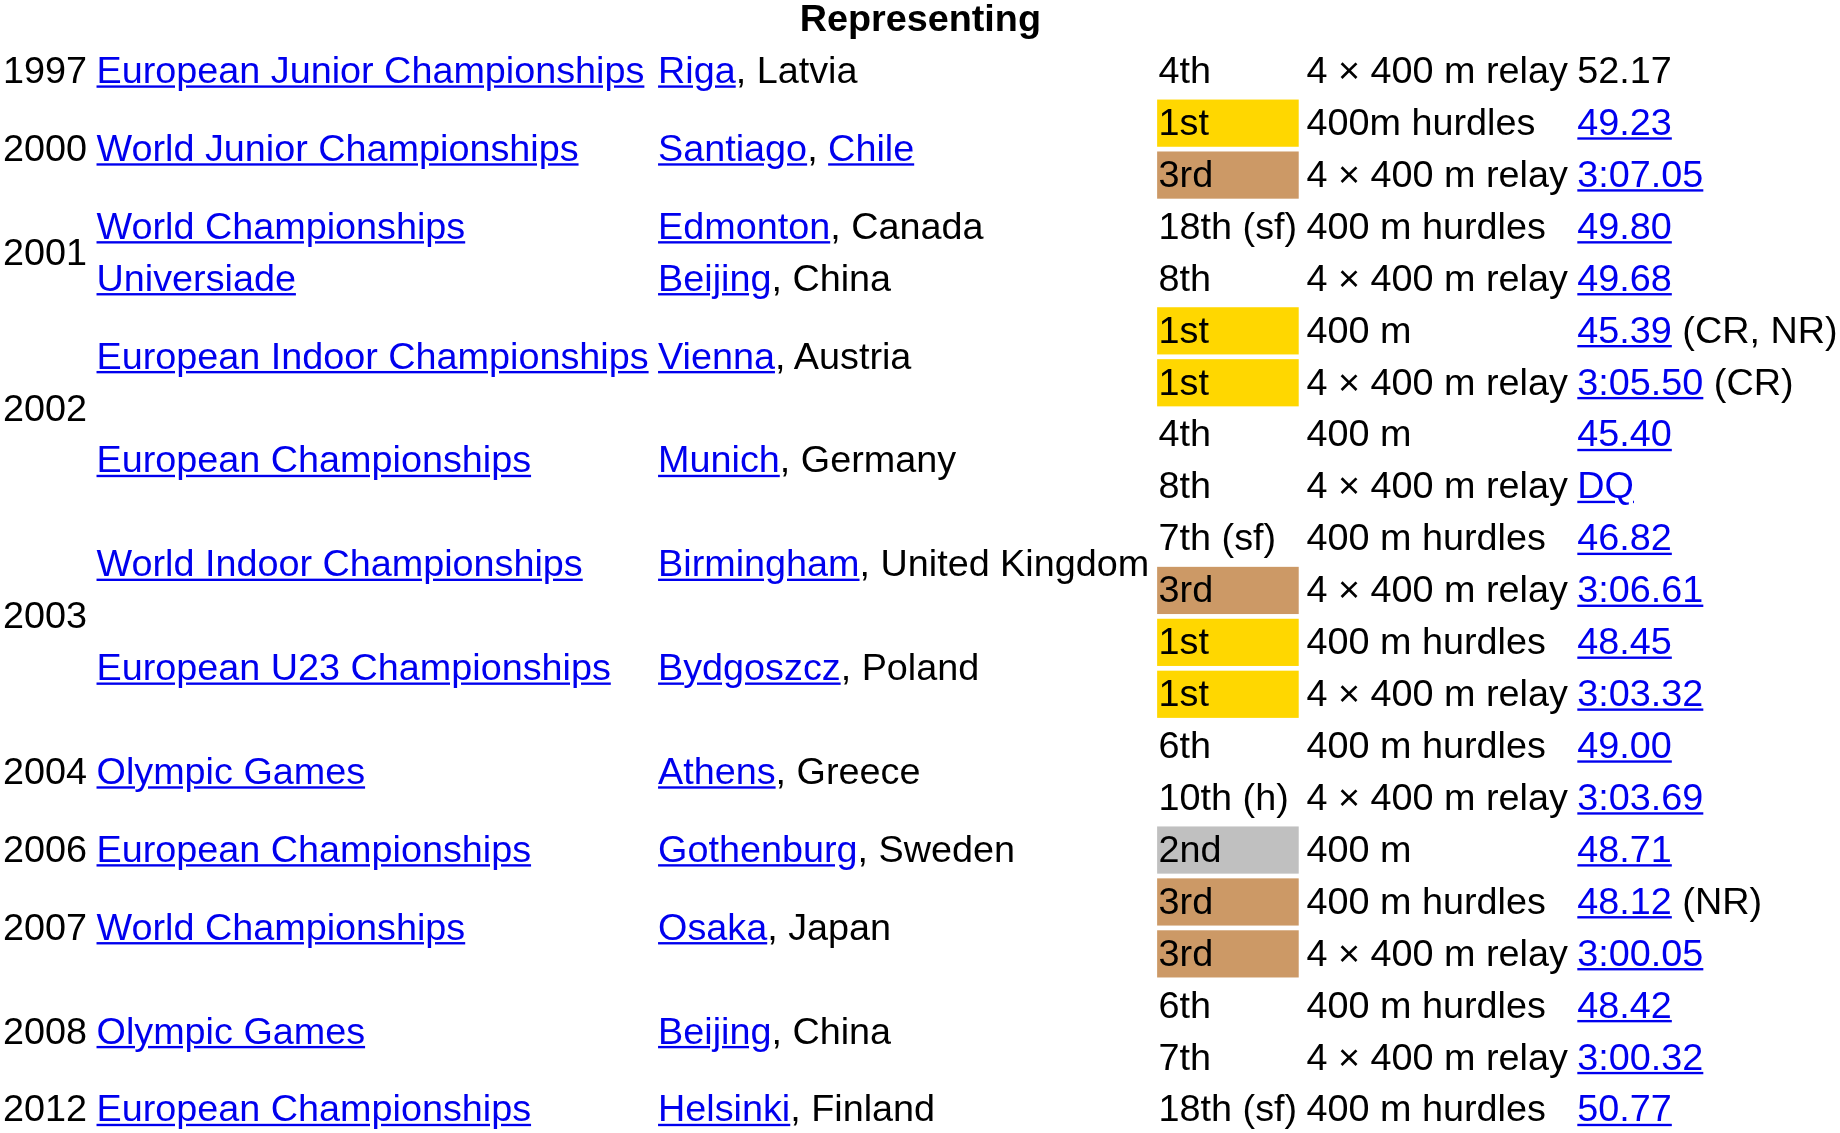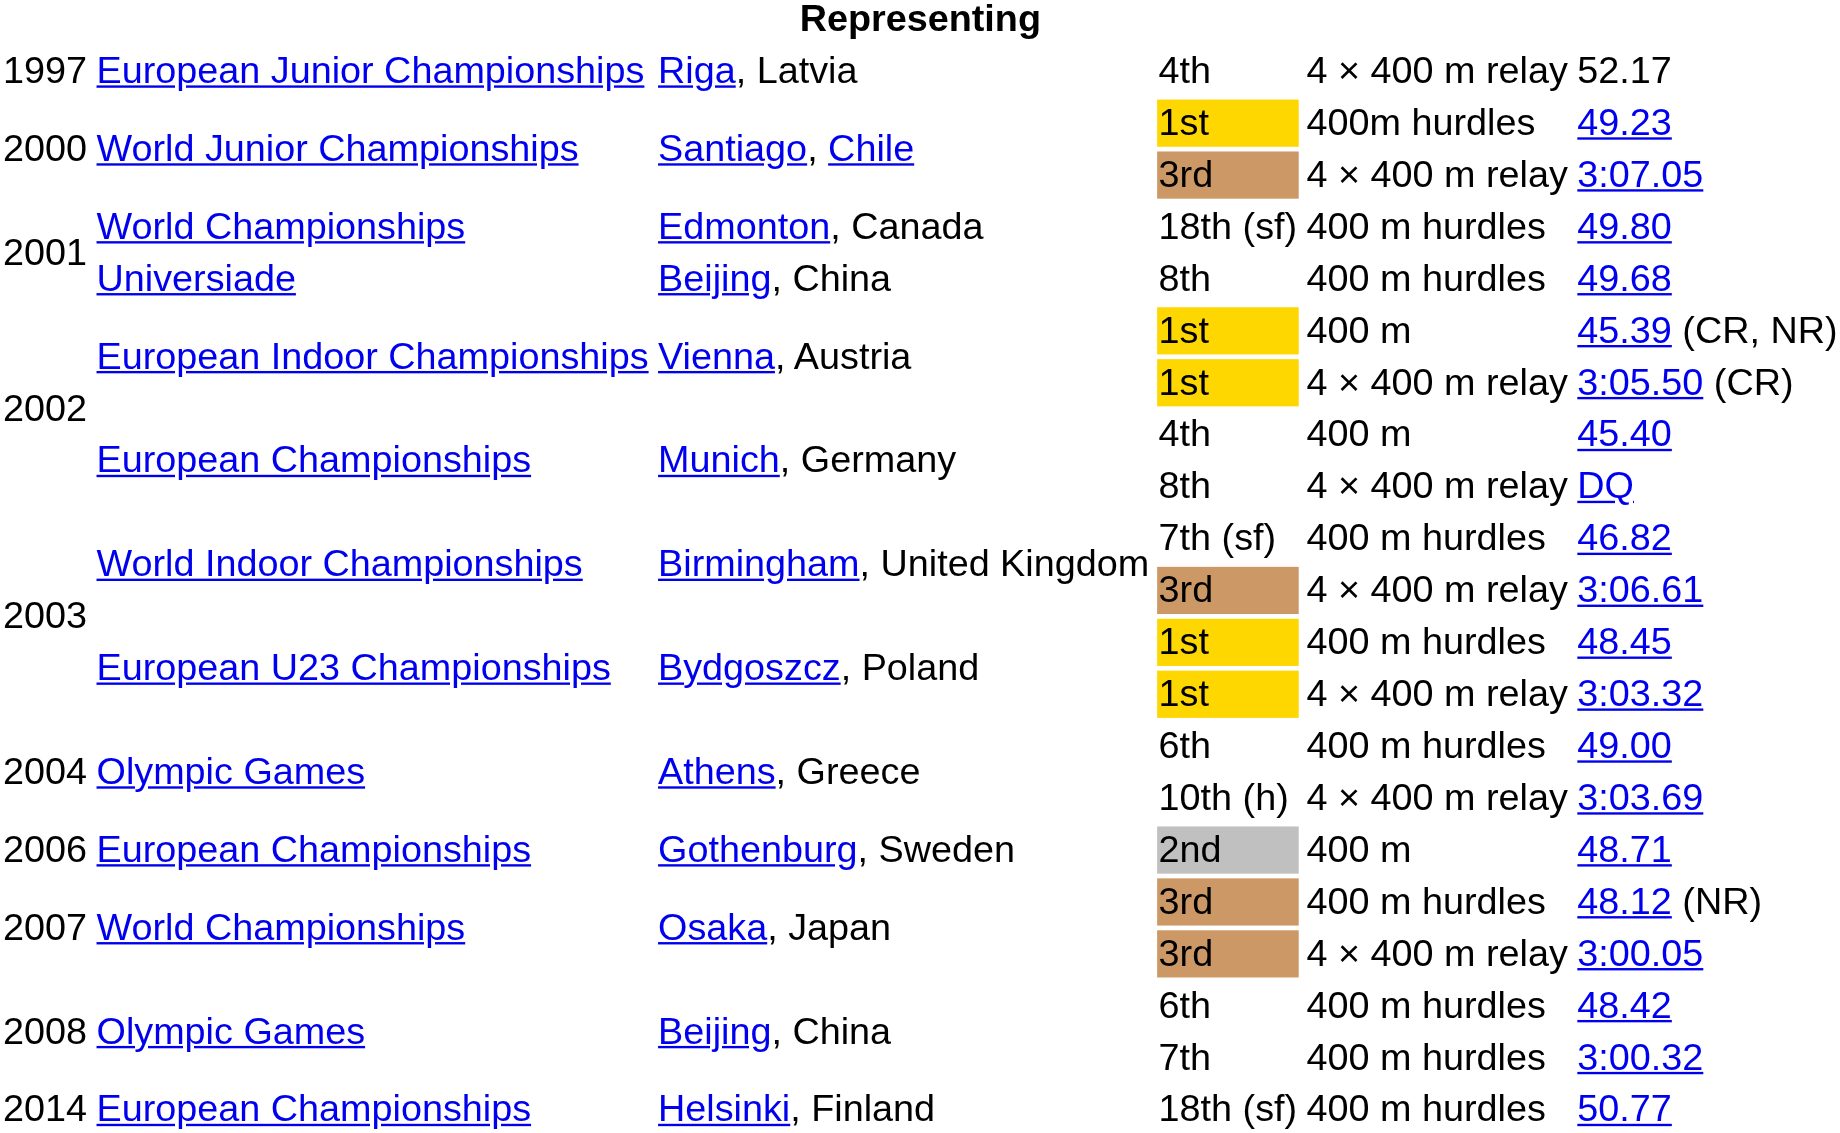(1437, 278) 4 × 400 m relay -> (1426, 278) 400 m hurdles
(1437, 1057) 4 × 400 m relay -> (1426, 1057) 400 m hurdles
(45, 1108) 2012 -> (45, 1108) 2014
